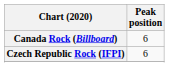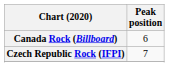(146, 54) 6 -> (146, 54) 7
